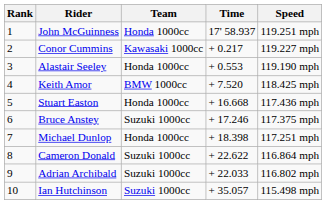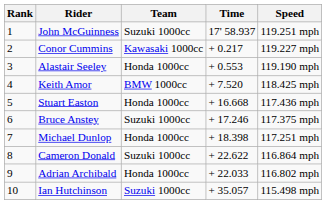(156, 31) Honda 1000cc -> (157, 31) Suzuki 1000cc
(157, 173) Suzuki 1000cc -> (156, 173) Honda 1000cc
